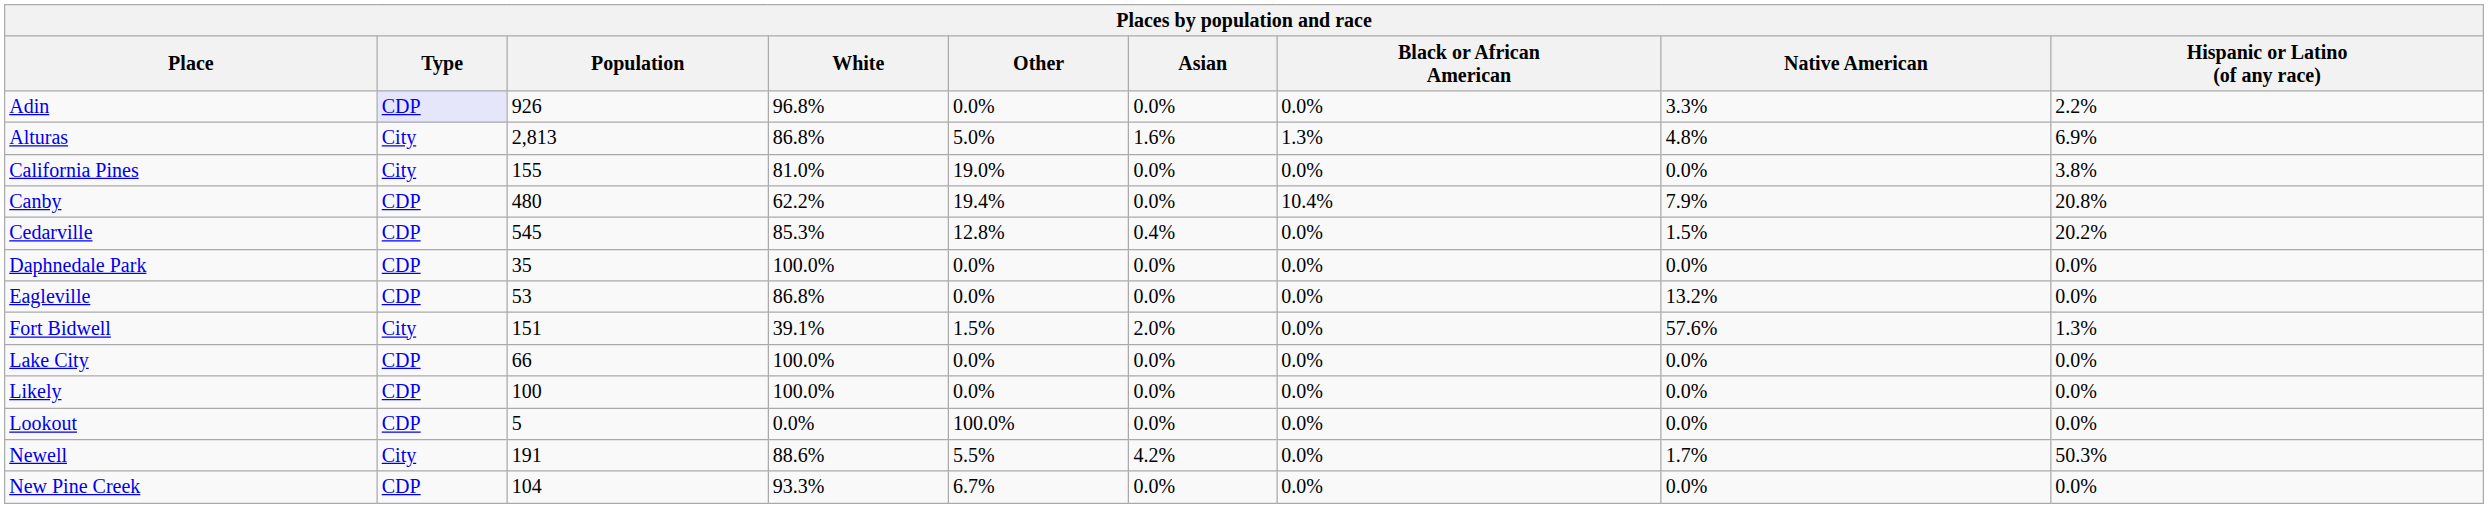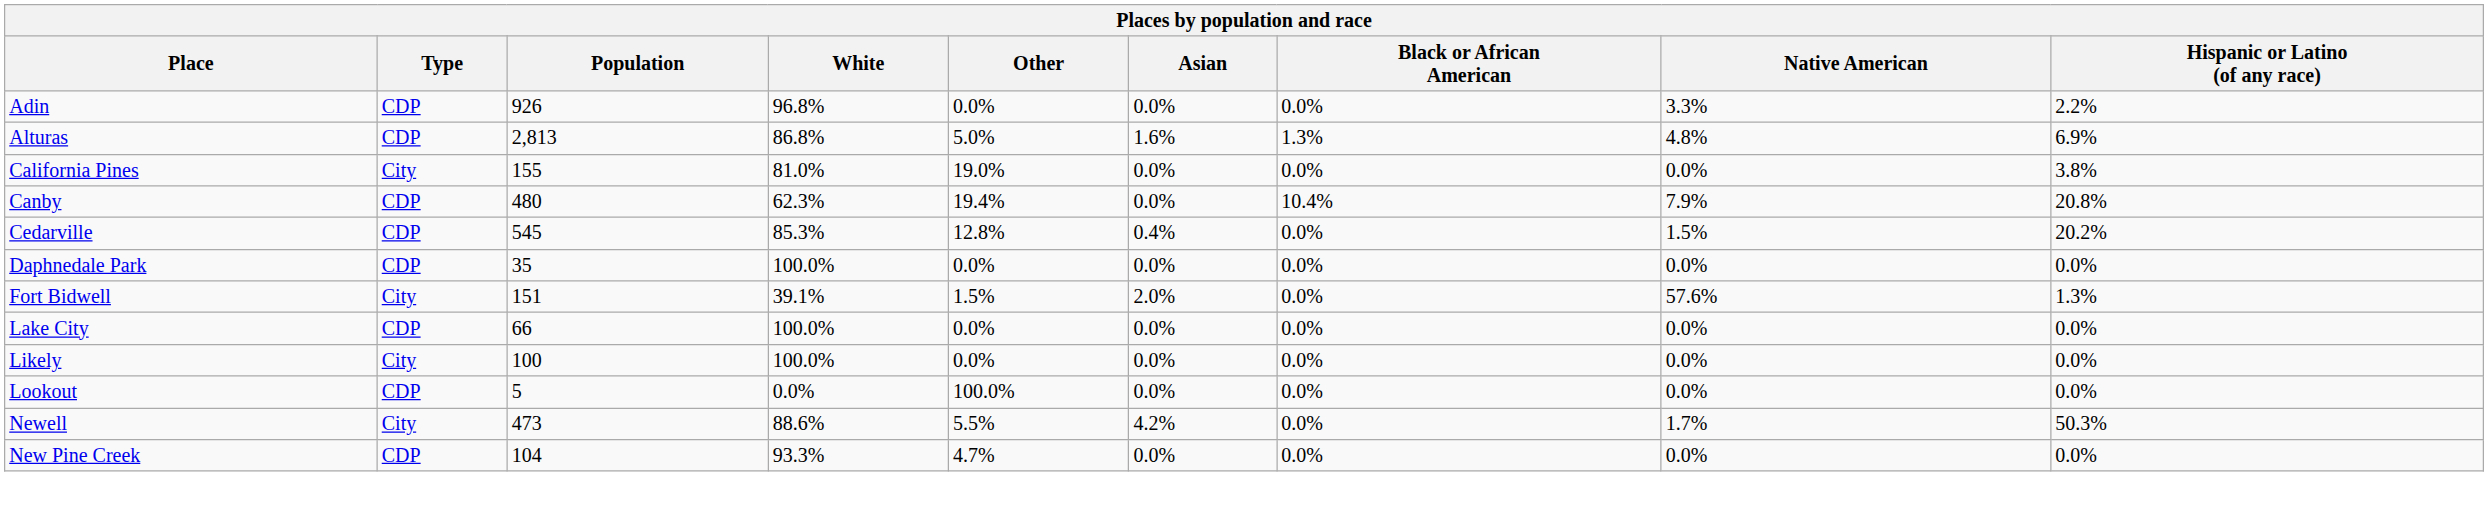(401, 106) lavender background -> (401, 106) no background
(399, 138) City -> (401, 138) CDP
(799, 201) 62.2% -> (799, 201) 62.3%
- row: (50, 296)
(401, 391) CDP -> (399, 360) City
(527, 455) 191 -> (527, 423) 473
(974, 486) 6.7% -> (974, 455) 4.7%
